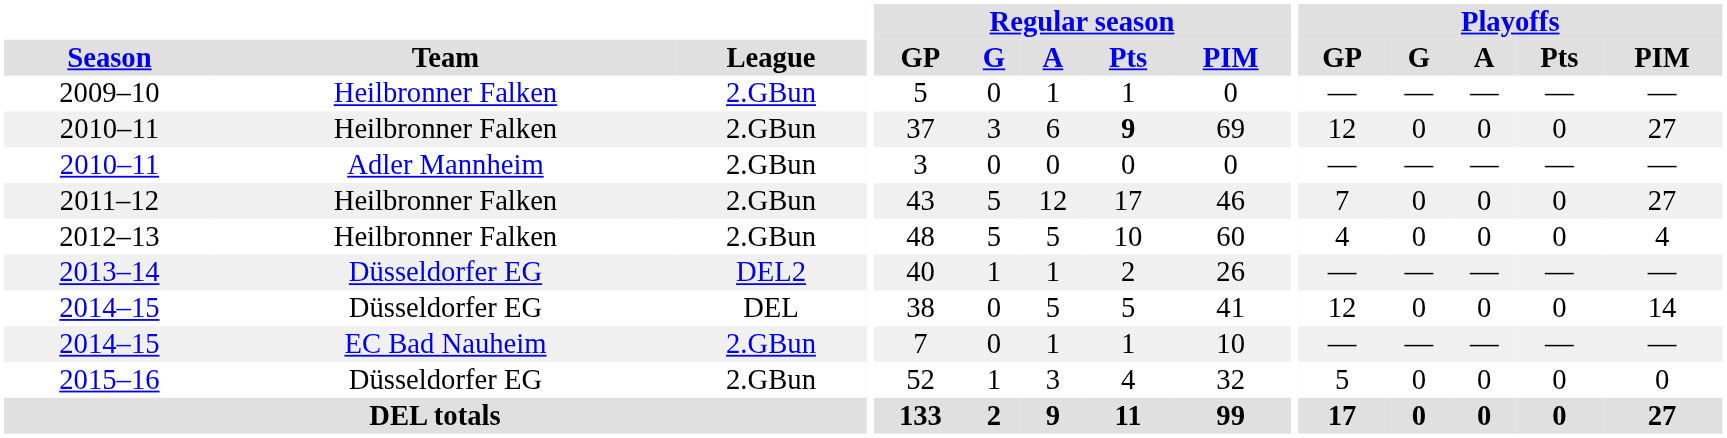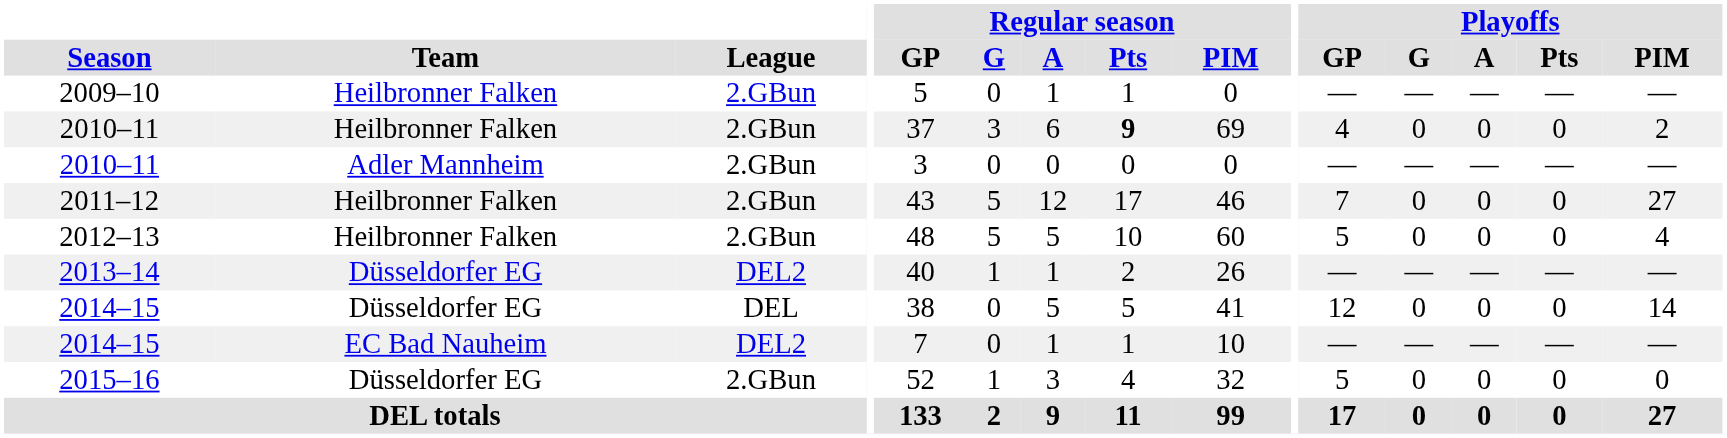(1342, 128) 12 -> (1342, 128) 4
(1662, 128) 27 -> (1662, 128) 2
(1342, 236) 4 -> (1342, 236) 5
(771, 343) 2.GBun -> (771, 343) DEL2
